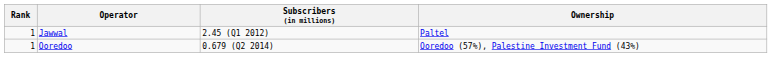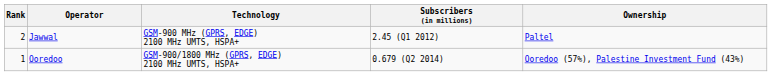+ column: (256, 15)
(33, 33) 1 -> (23, 37) 2
